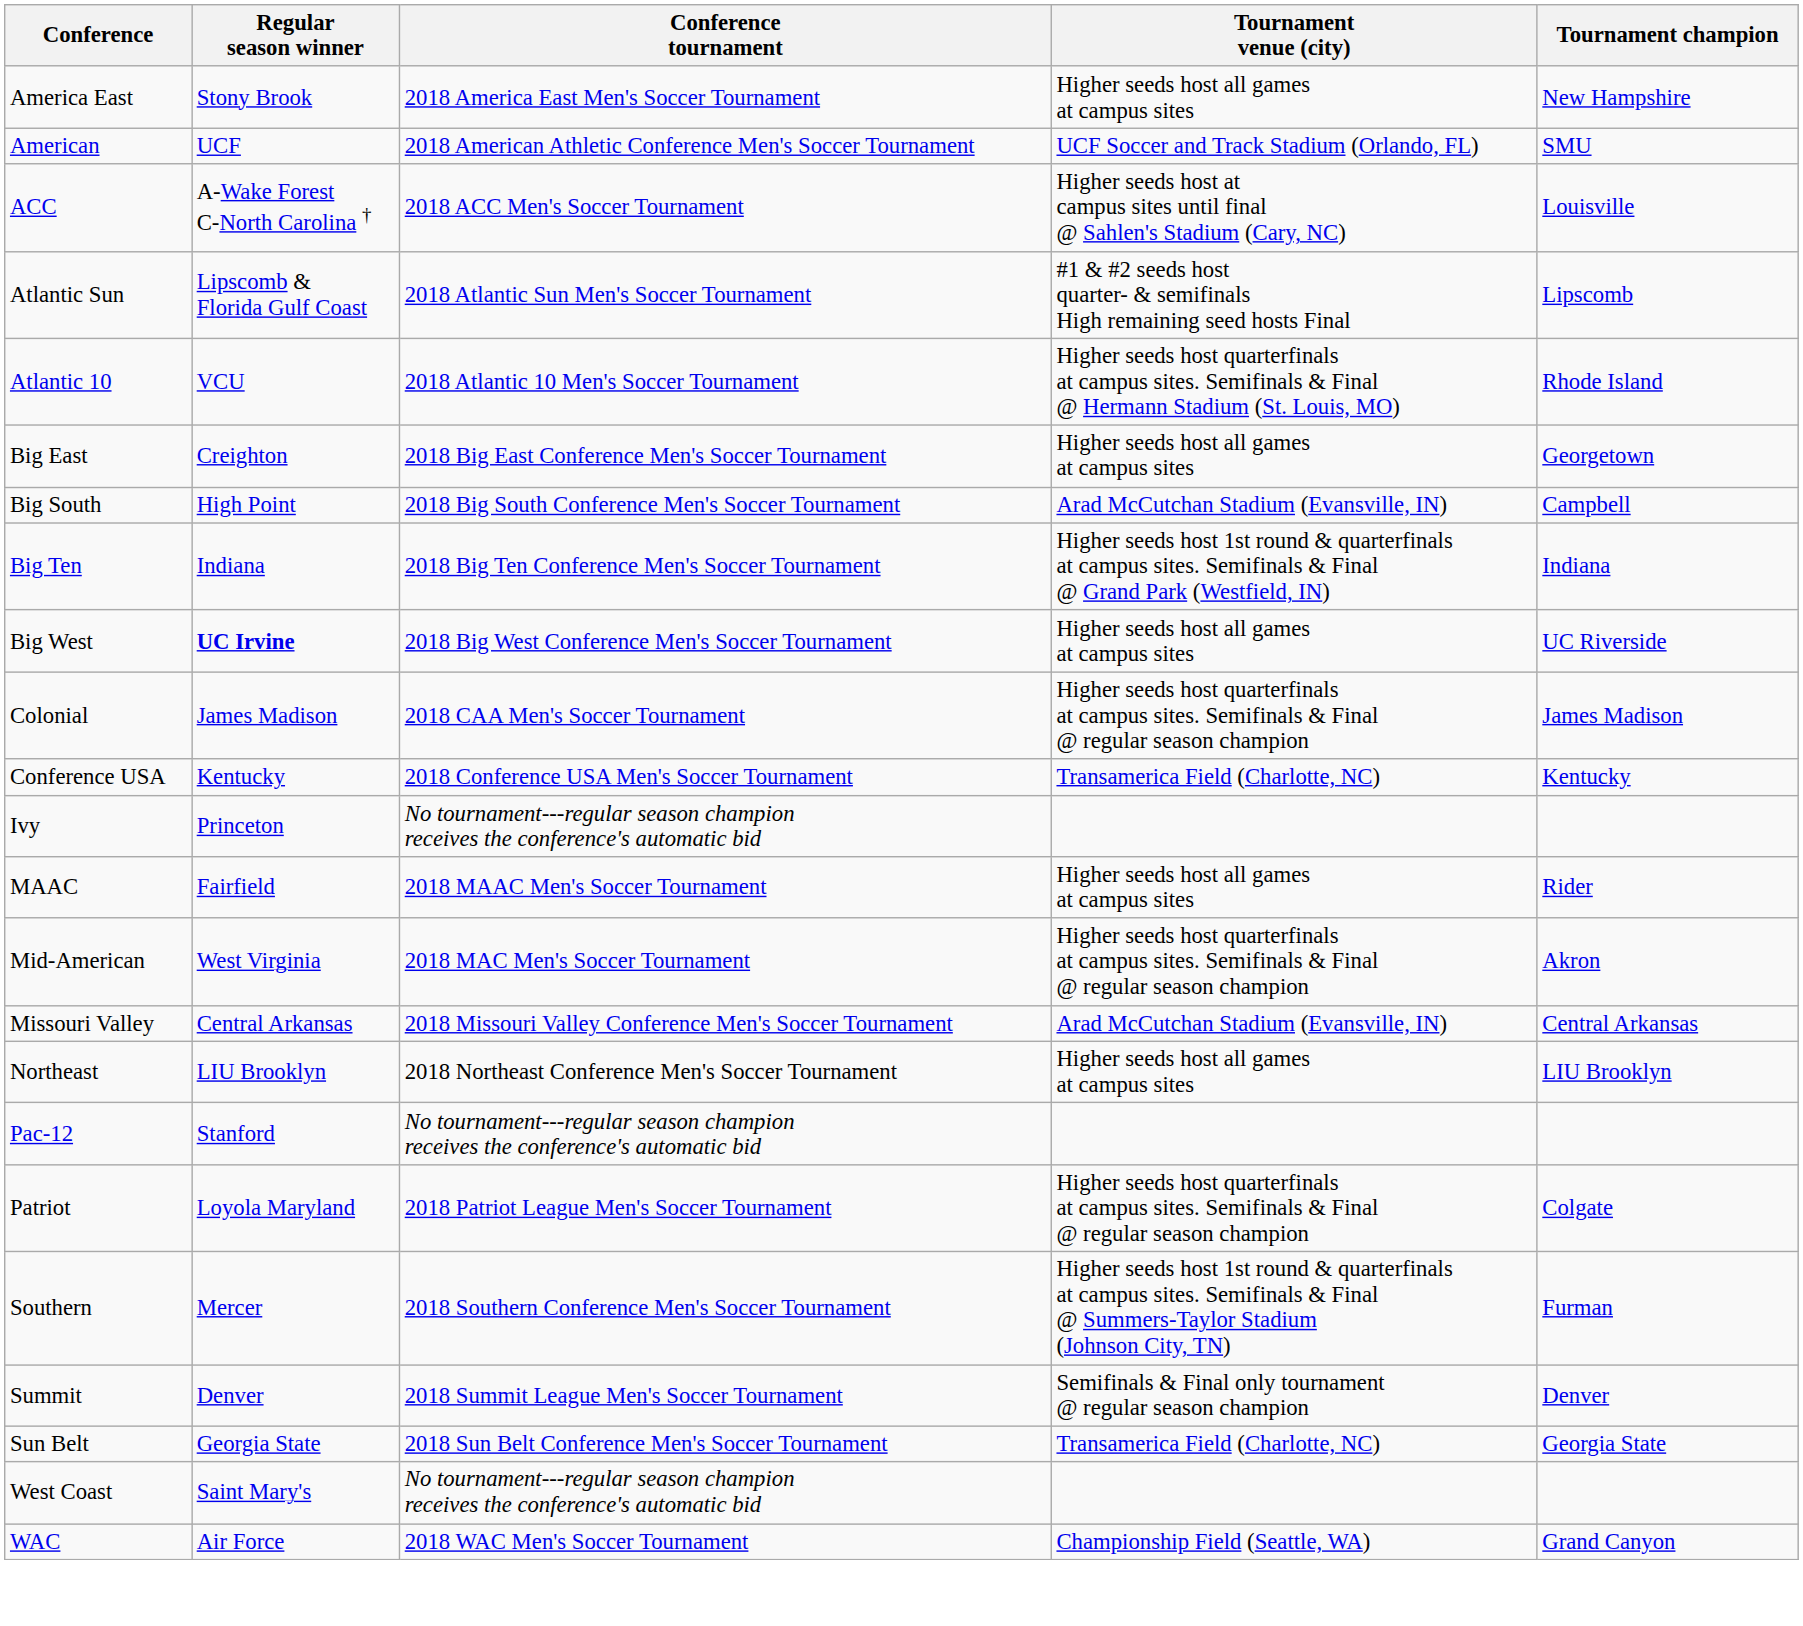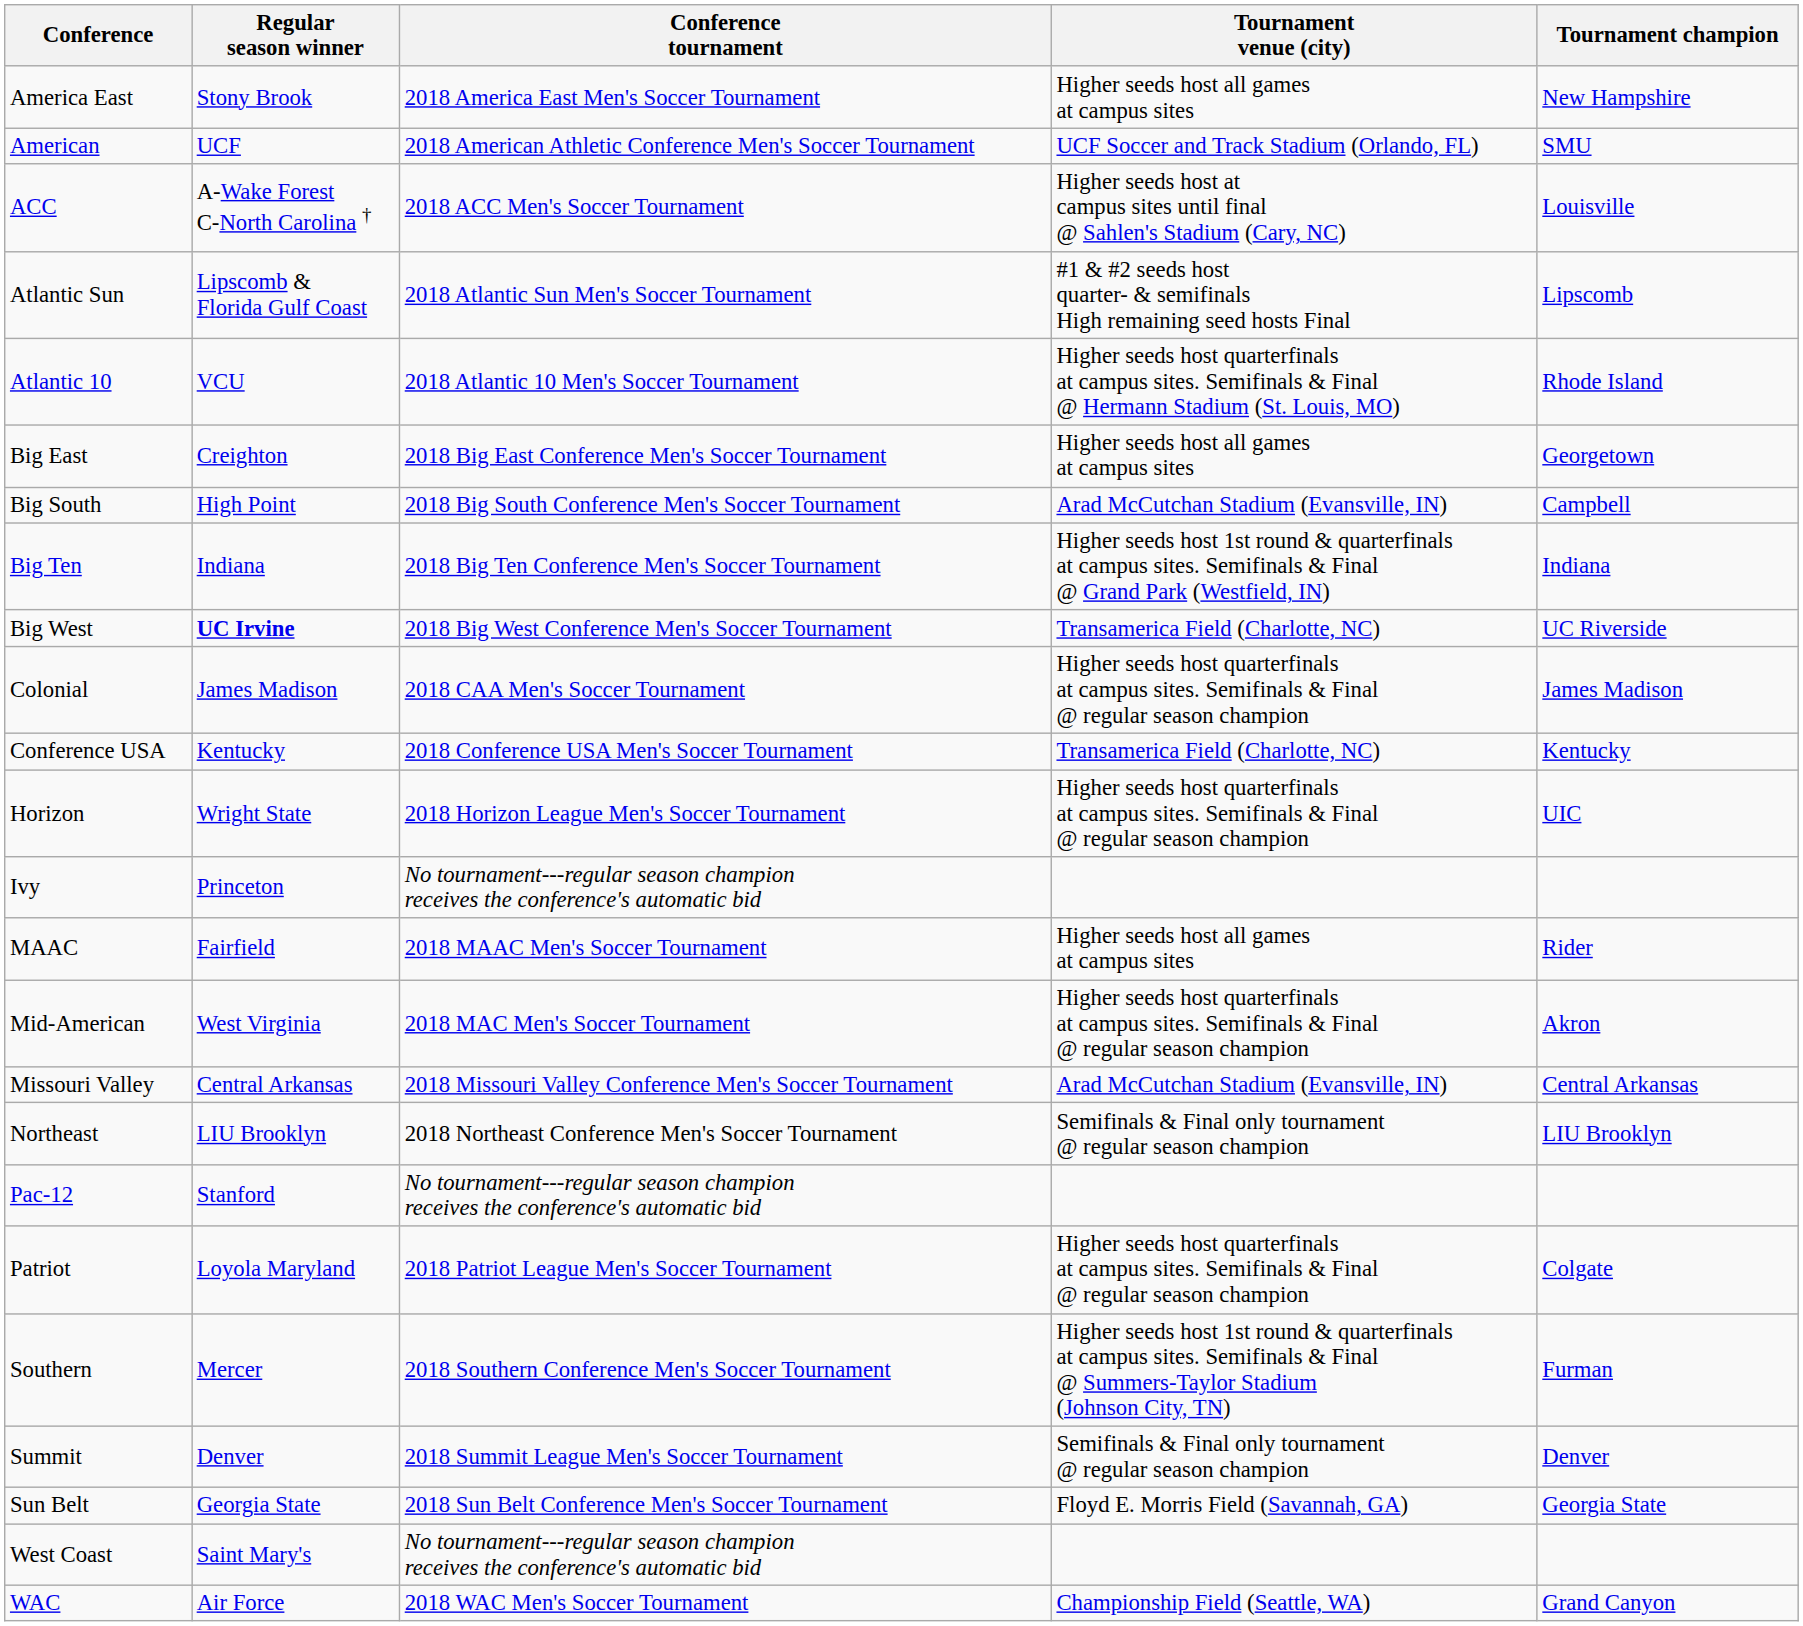(1183, 640) Higher seeds host all games at campus sites -> (1218, 627) Transamerica Field (Charlotte, NC)
+ row: (47, 812)
(1183, 1071) Higher seeds host all games at campus sites -> (1221, 1133) Semifinals & Final only tournament @ regular season champion
(1218, 1443) Transamerica Field (Charlotte, NC) -> (1232, 1505) Floyd E. Morris Field (Savannah, GA)
